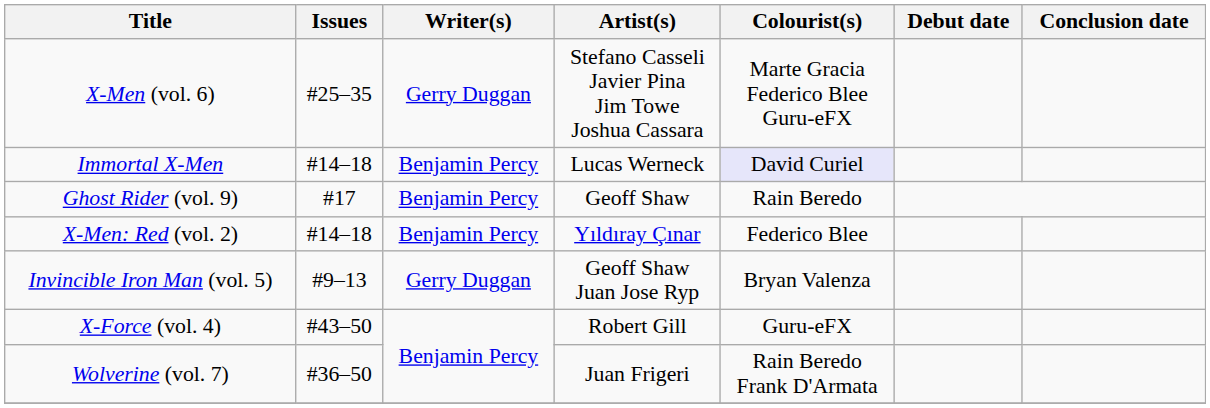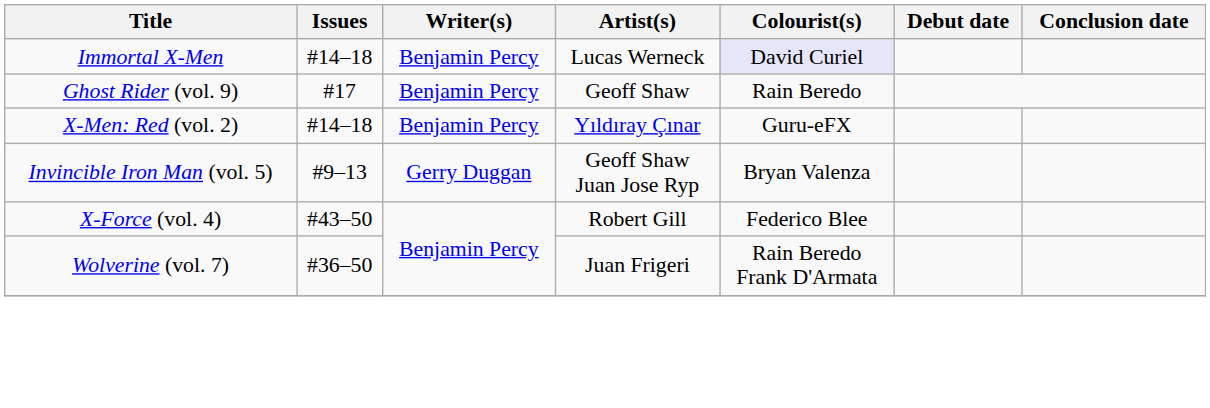- row: (150, 92)
(807, 233) Federico Blee -> (807, 125) Guru-eFX
(807, 326) Guru-eFX -> (807, 218) Federico Blee
